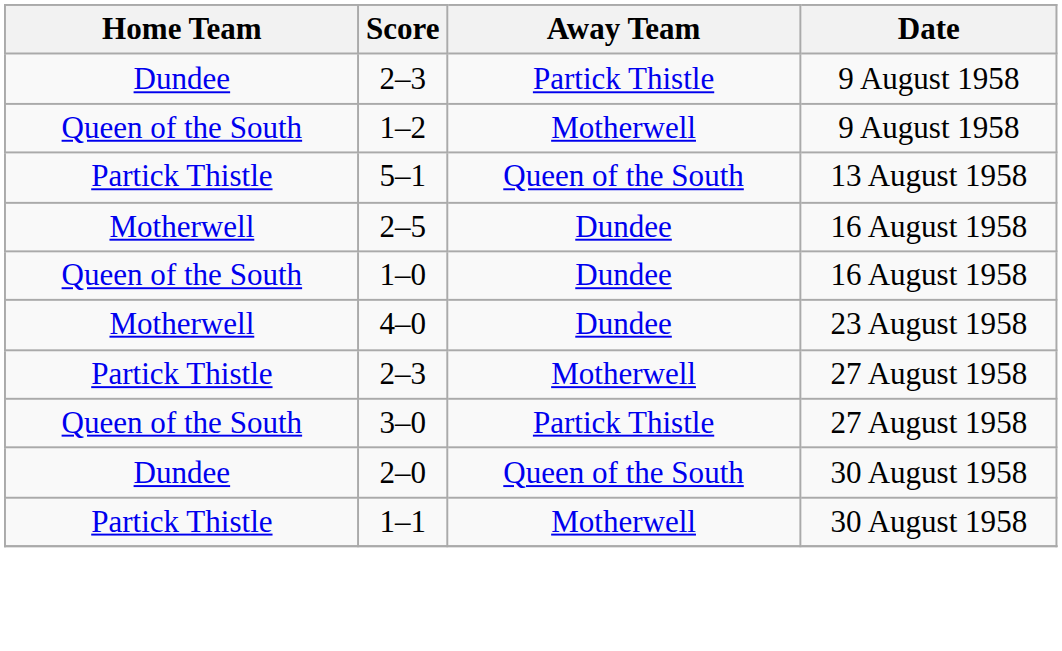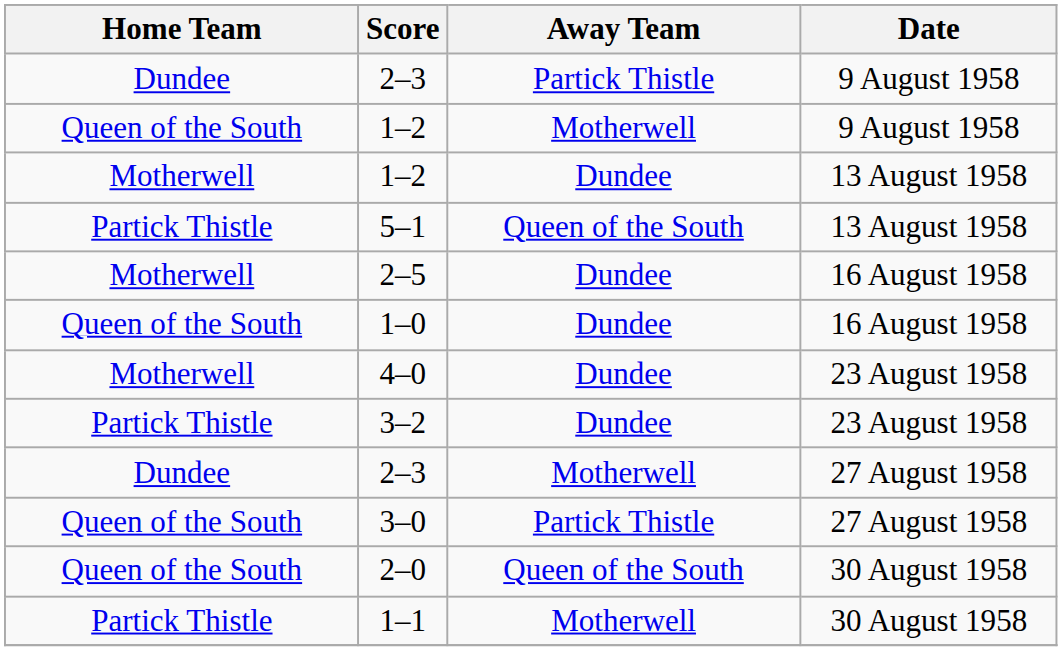+ row: (403, 176)
+ row: (403, 422)
(182, 373) Partick Thistle -> (182, 472) Dundee
(182, 472) Dundee -> (182, 570) Queen of the South
